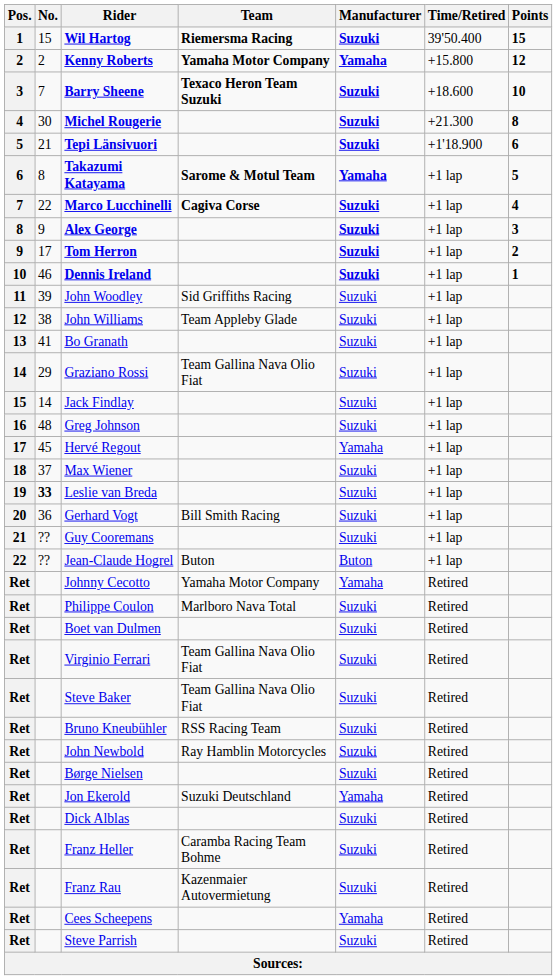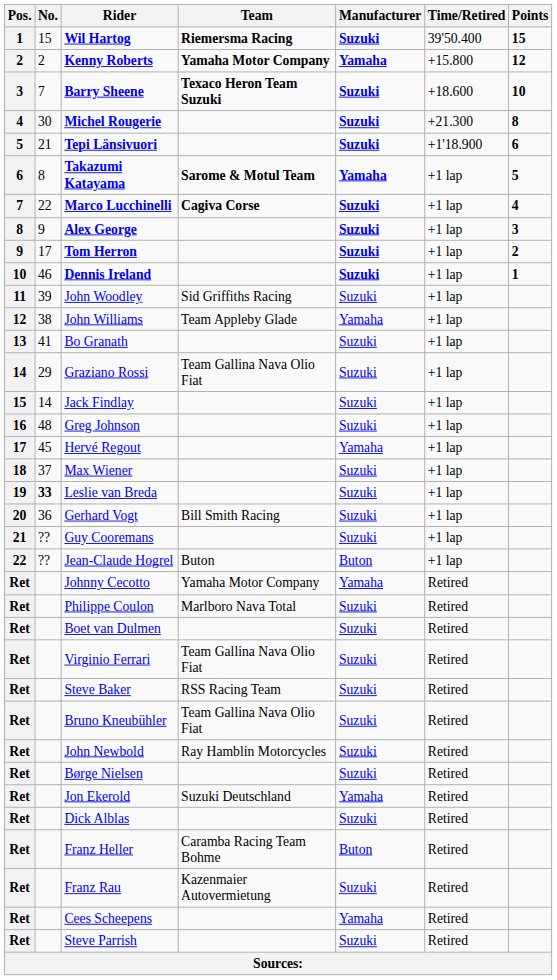(358, 319) Suzuki -> (361, 319) Yamaha
(248, 697) Team Gallina Nava Olio Fiat -> (231, 689) RSS Racing Team
(231, 728) RSS Racing Team -> (248, 720) Team Gallina Nava Olio Fiat
(358, 849) Suzuki -> (356, 849) Buton
